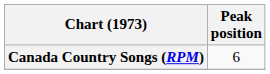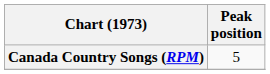(236, 57) 6 -> (236, 57) 5
